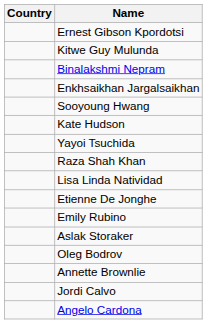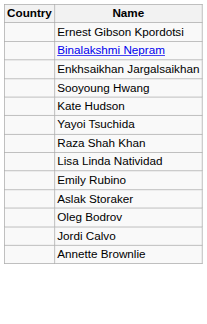- row: (108, 50)
- row: (107, 198)
rows swapped: (101, 273) <-> (86, 291)
- row: (99, 310)
